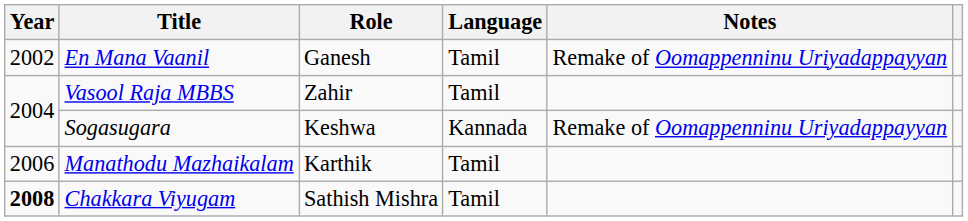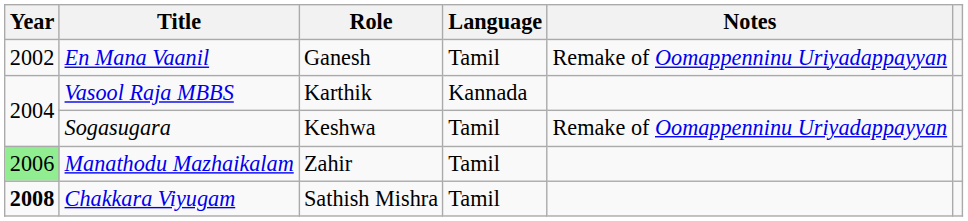(328, 92) Zahir -> (338, 92) Karthik
(474, 92) Tamil -> (488, 92) Kannada
(488, 127) Kannada -> (474, 127) Tamil
(32, 163) no background -> (32, 163) lightgreen background
(338, 163) Karthik -> (328, 163) Zahir
